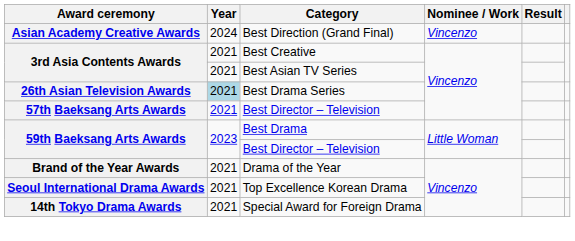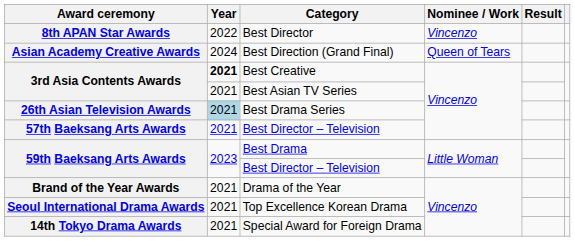+ row: (106, 33)
(452, 33) Vincenzo -> (469, 52) Queen of Tears
(224, 52) normal -> (224, 71) bold
